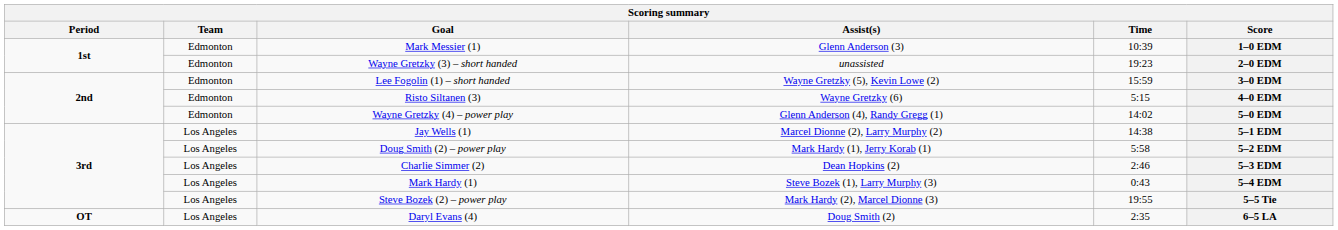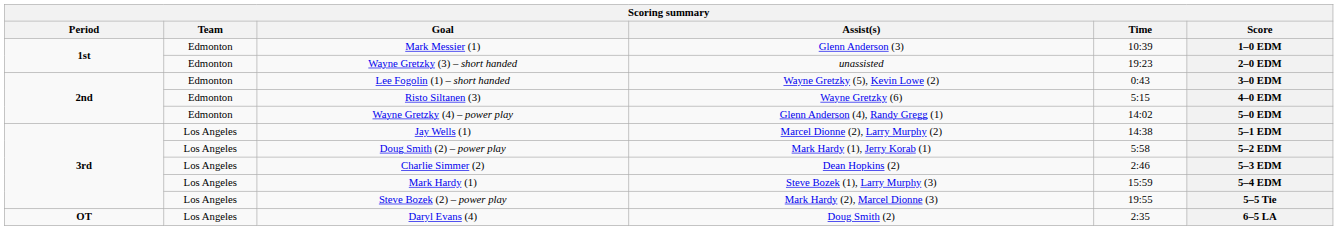(1140, 81) 15:59 -> (1140, 81) 0:43
(1140, 183) 0:43 -> (1140, 183) 15:59
